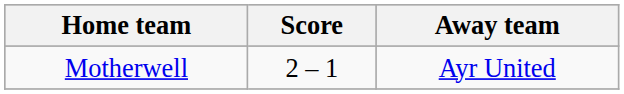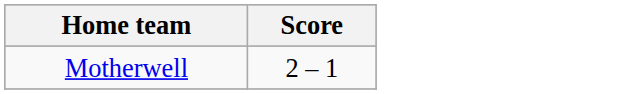- column: (497, 25)
